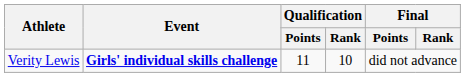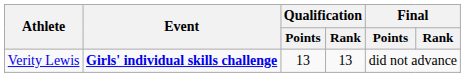(303, 61) 11 -> (303, 61) 13
(345, 61) 10 -> (345, 61) 13
